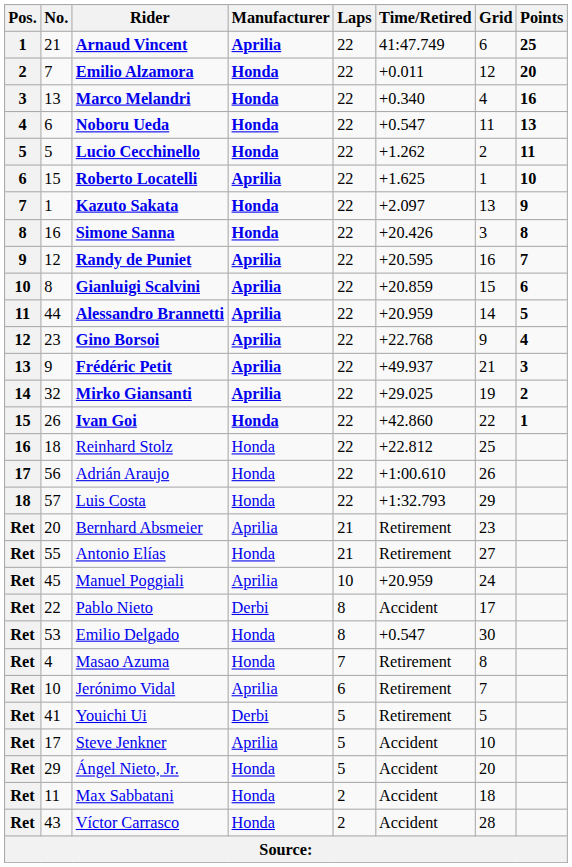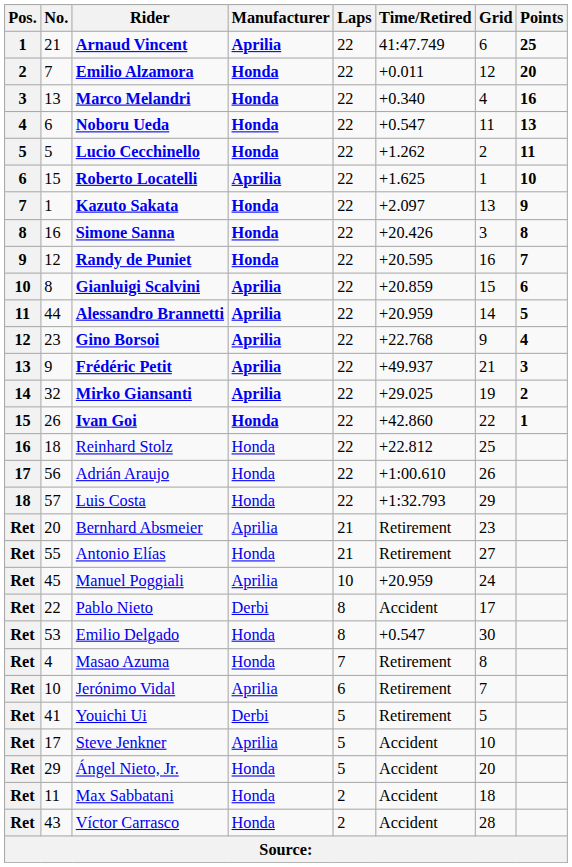(256, 259) Aprilia -> (255, 259) Honda
